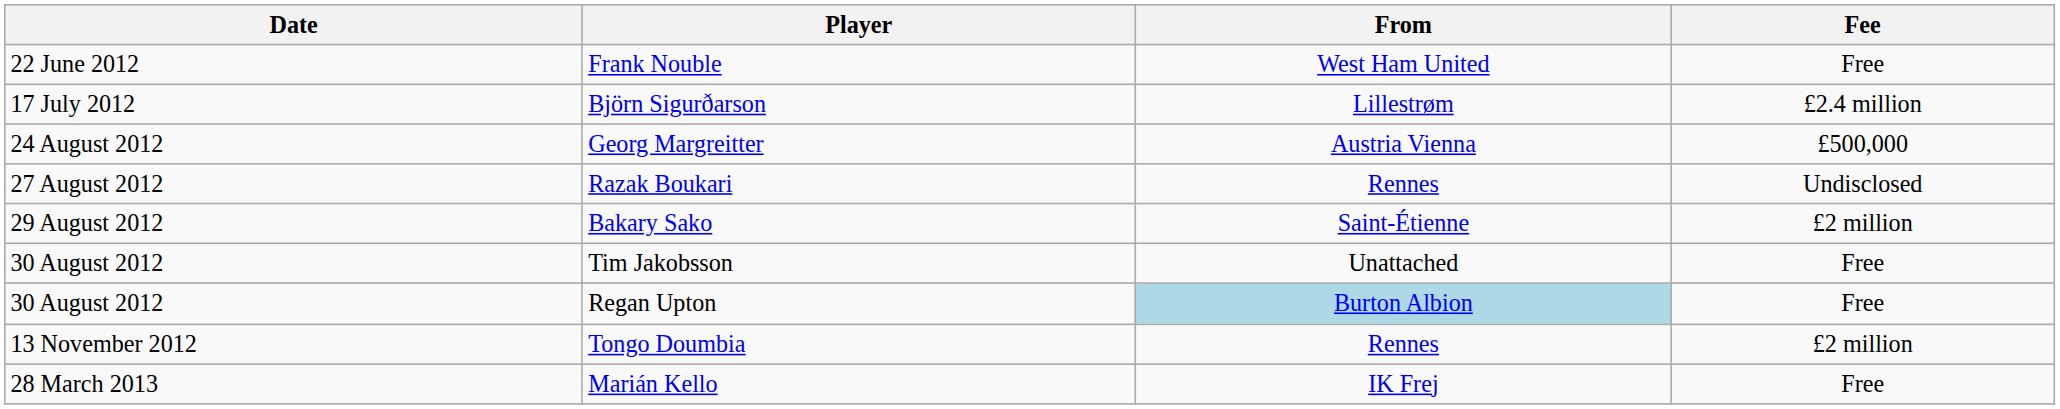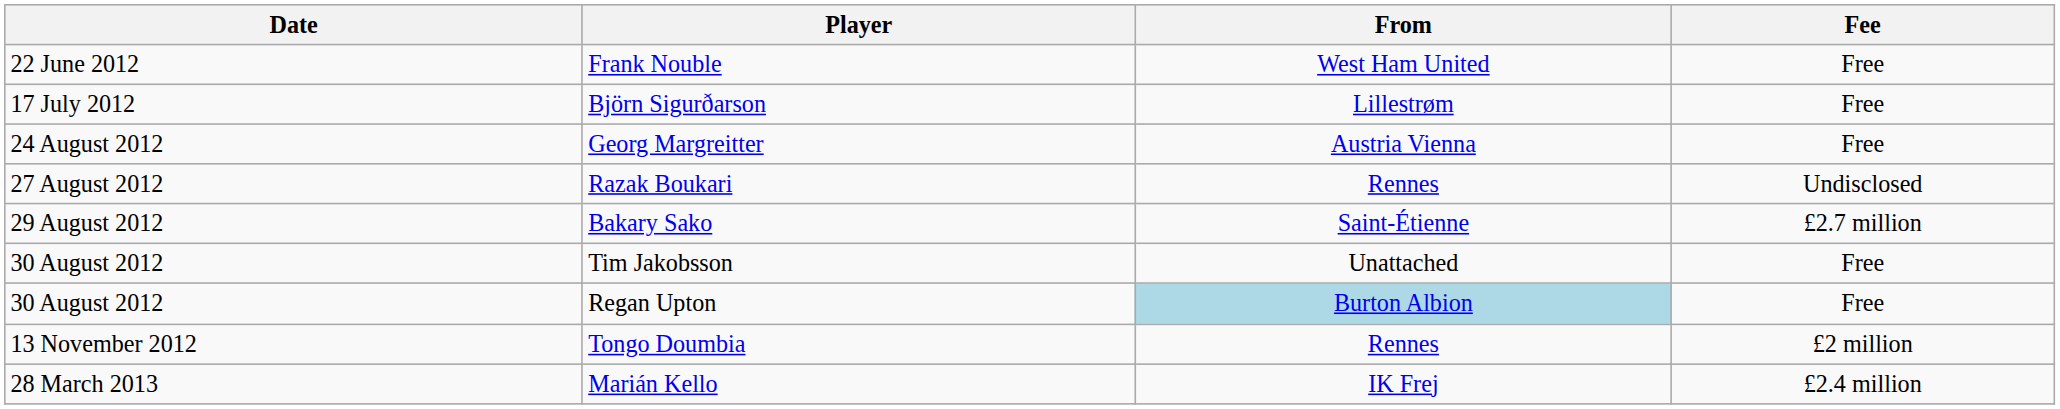(1863, 104) £2.4 million -> (1863, 104) Free
(1863, 144) £500,000 -> (1863, 144) Free
(1863, 223) £2 million -> (1863, 223) £2.7 million
(1863, 383) Free -> (1863, 383) £2.4 million
